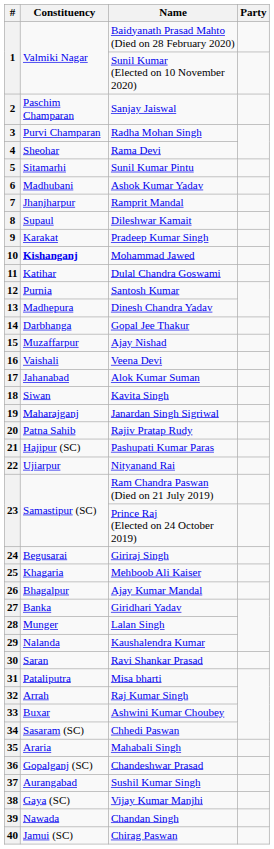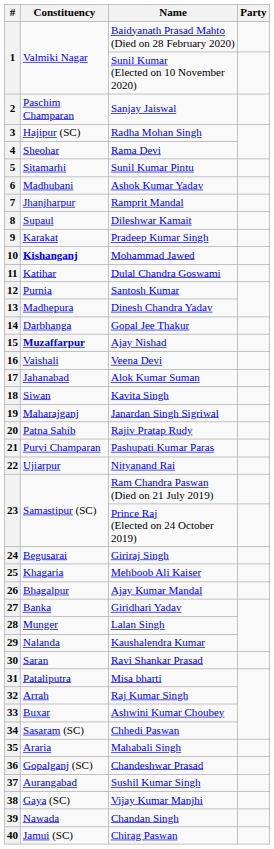(62, 132) Purvi Champaran -> (52, 132) Hajipur (SC)
(51, 343) normal -> (54, 343) bold
(52, 448) Hajipur (SC) -> (62, 448) Purvi Champaran
